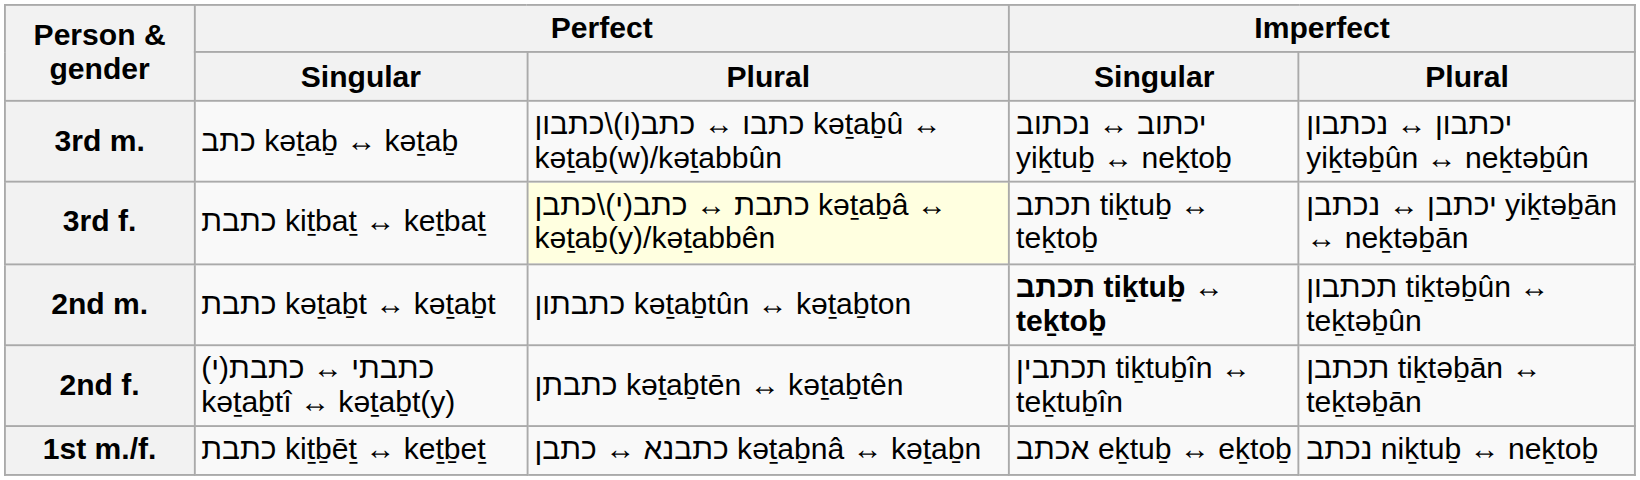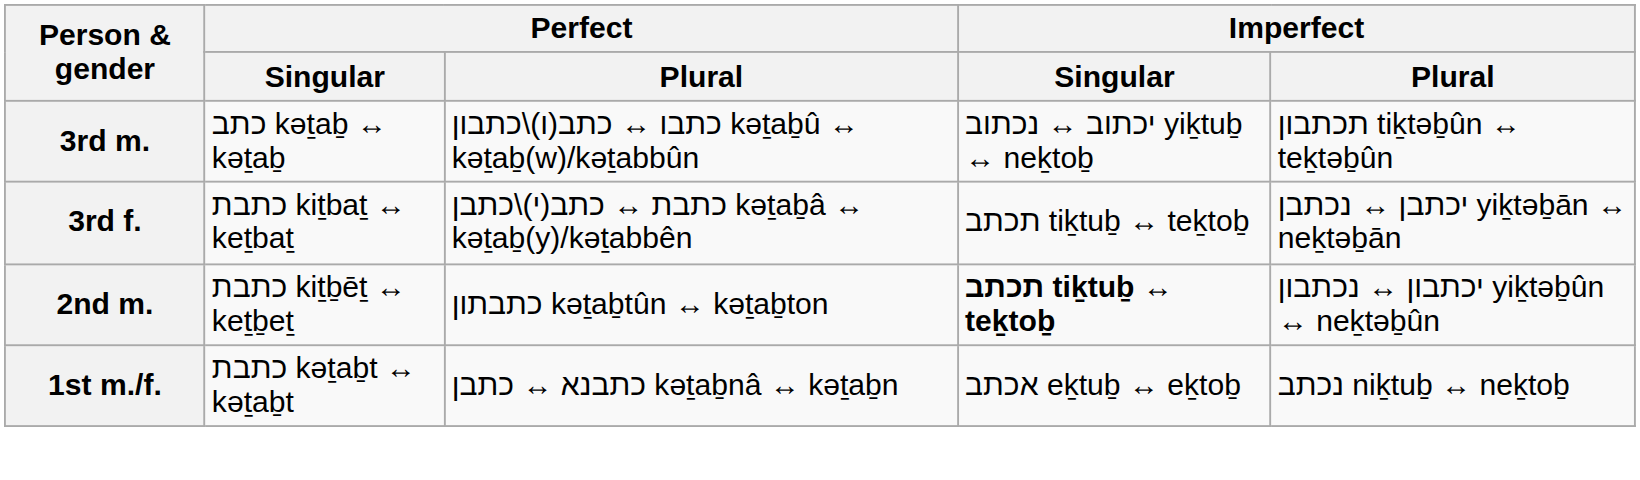(1448, 140) יכתבון ↔ נכתבון yiḵtəḇûn ↔ neḵtəḇûn -> (1399, 140) תכתבון tiḵtəḇûn ↔ teḵtəḇûn
(741, 222) lightyellow background -> (658, 222) no background
(348, 303) כתבת kəṯaḇt ↔ kəṯaḇt -> (309, 303) כתבת kiṯḇēṯ ↔ keṯḇeṯ
(1428, 303) תכתבון tiḵtəḇûn ↔ teḵtəḇûn -> (1441, 303) יכתבון ↔ נכתבון yiḵtəḇûn ↔ neḵtəḇûn
- row: (100, 385)
(343, 449) כתבת kiṯḇēṯ ↔ keṯḇeṯ -> (314, 385) כתבת kəṯaḇt ↔ kəṯaḇt
